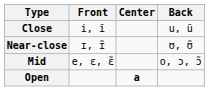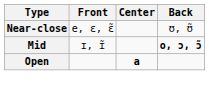- row: (37, 29)
(93, 45) ɪ, ɪ̃ -> (93, 29) e, ɛ, ɛ̃
(93, 61) e, ɛ, ɛ̃ -> (93, 45) ɪ, ɪ̃
(181, 61) normal -> (181, 45) bold
